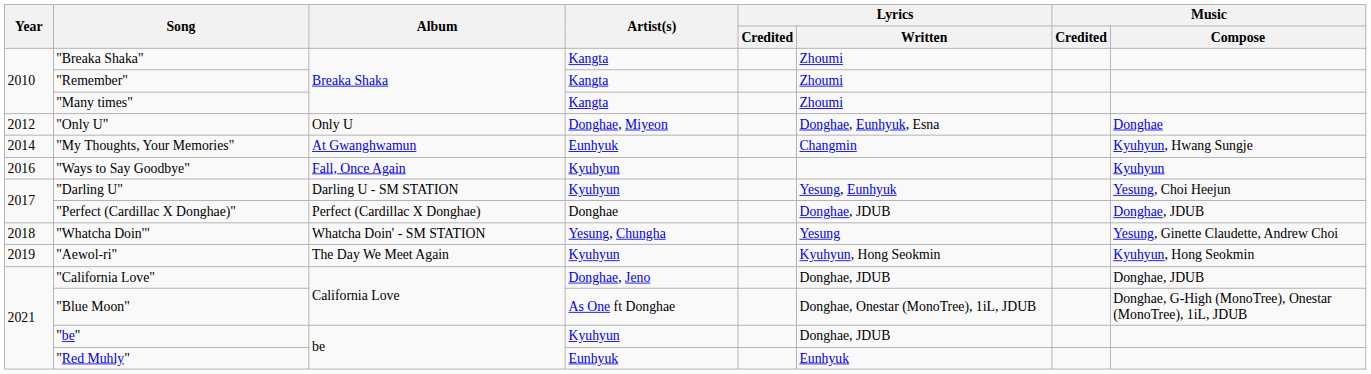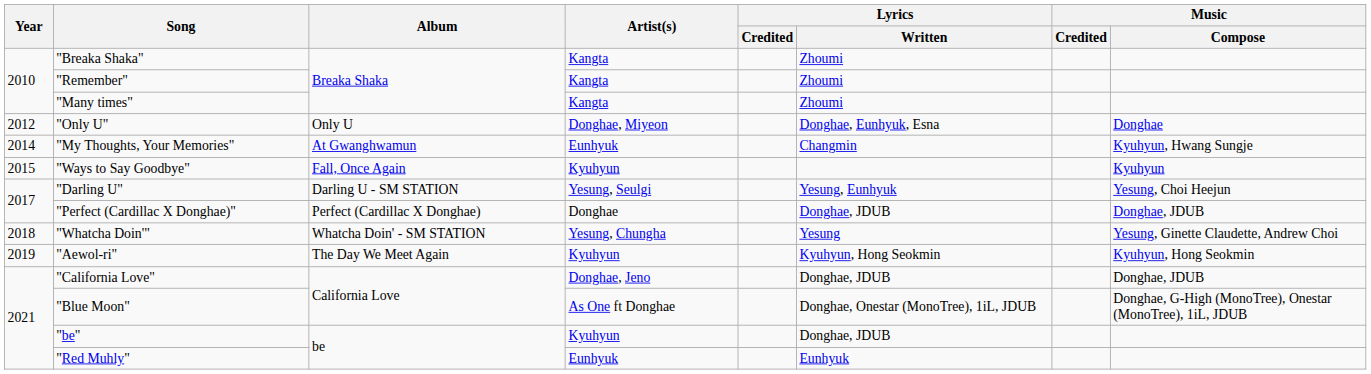(21, 168) 2016 -> (21, 168) 2015
(594, 189) Kyuhyun -> (610, 189) Yesung, Seulgi
